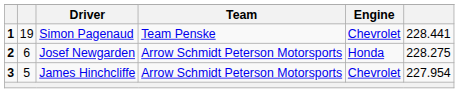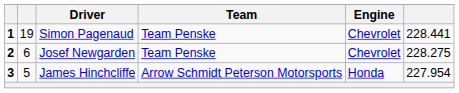(242, 53) Arrow Schmidt Peterson Motorsports -> (178, 53) Team Penske
(366, 53) Honda -> (374, 53) Chevrolet
(374, 73) Chevrolet -> (366, 73) Honda
